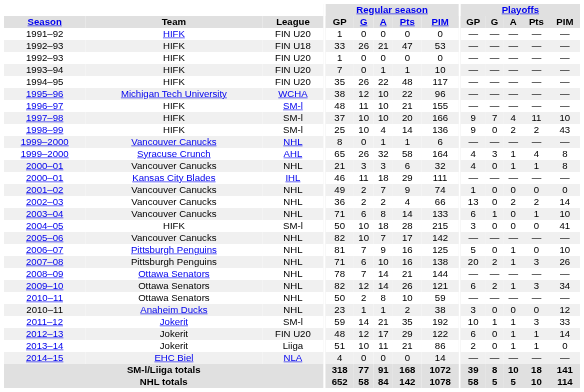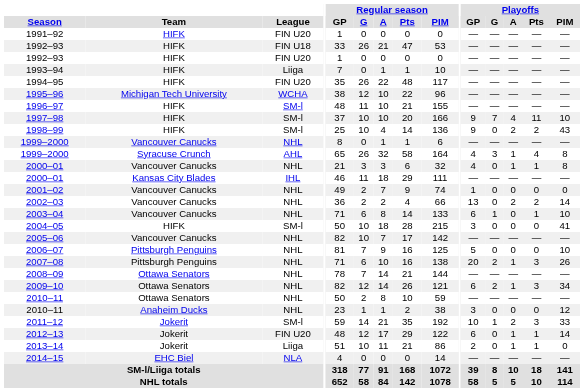(293, 70) FIN U20 -> (293, 70) Liiga
(513, 250) 1 -> (513, 250) 0
(513, 322) 1 -> (513, 322) 2
